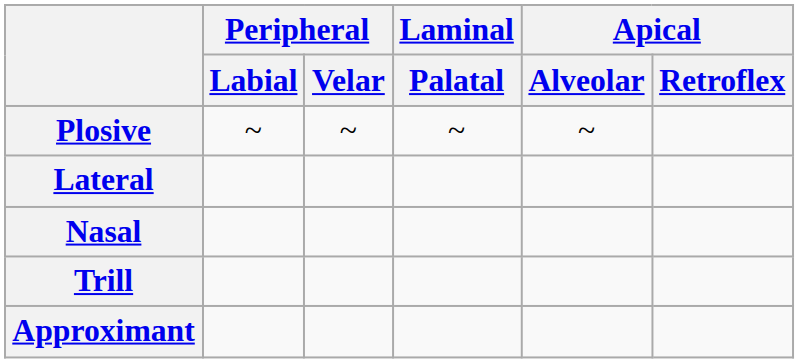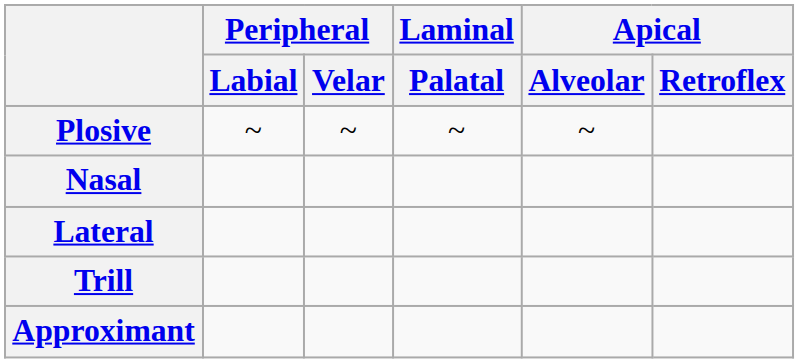rows swapped: (104, 230) <-> (104, 180)
